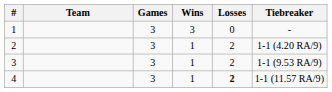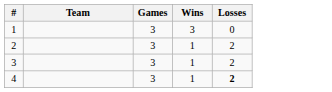- column: (289, 13)
